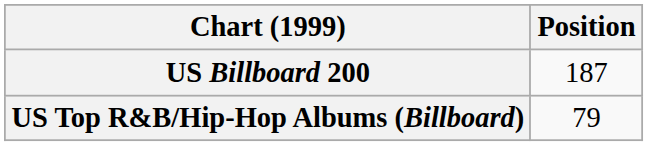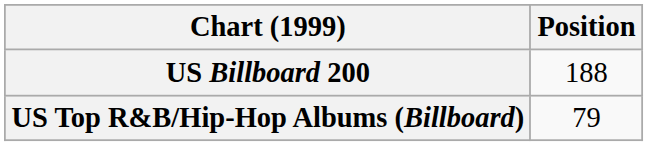(586, 72) 187 -> (586, 72) 188
